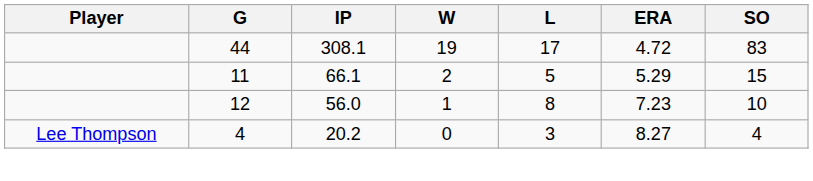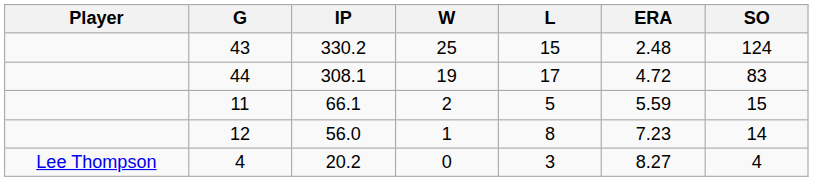+ row: (240, 47)
(653, 76) 5.29 -> (653, 104) 5.59
(757, 104) 10 -> (757, 133) 14
